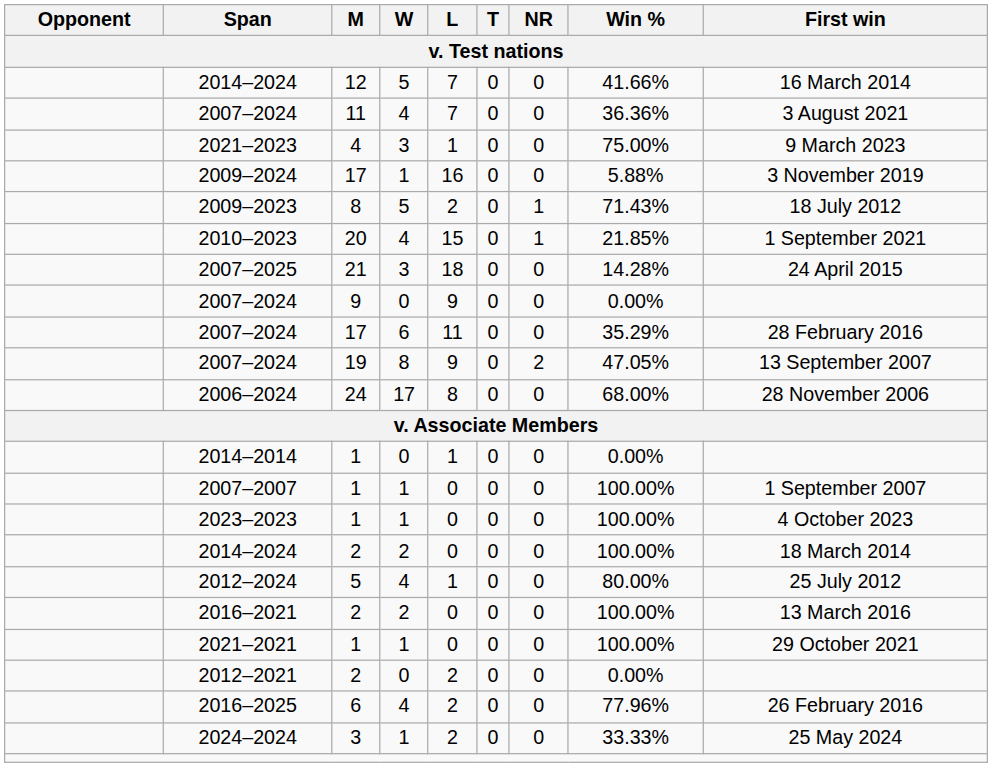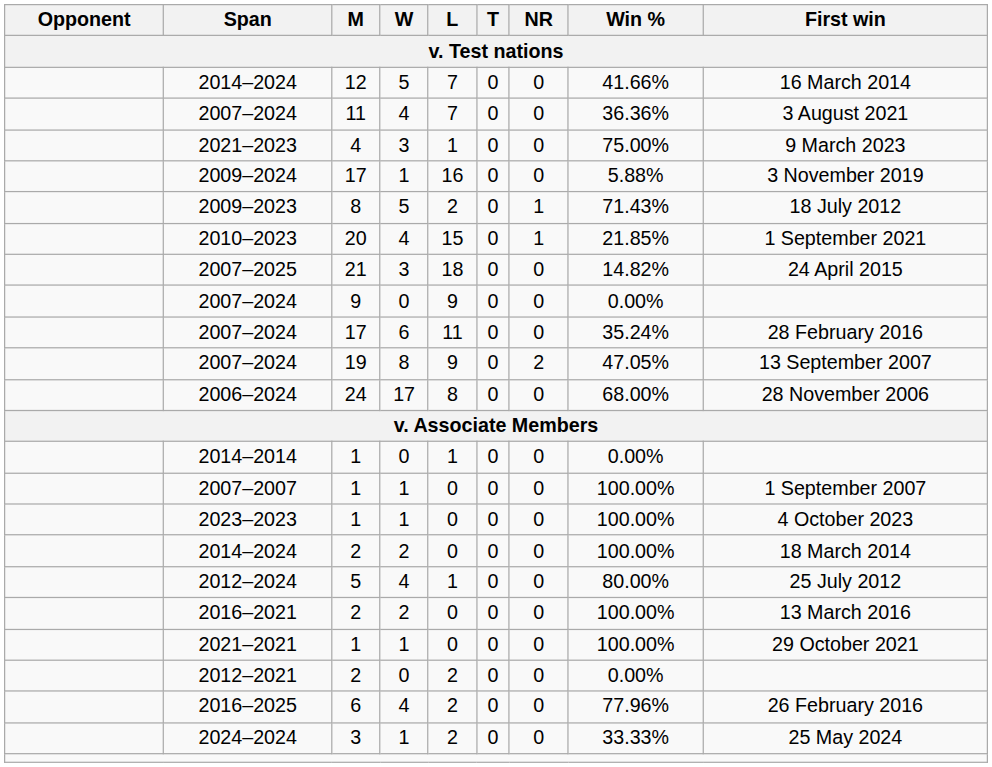(636, 269) 14.28% -> (636, 269) 14.82%
(636, 332) 35.29% -> (636, 332) 35.24%
